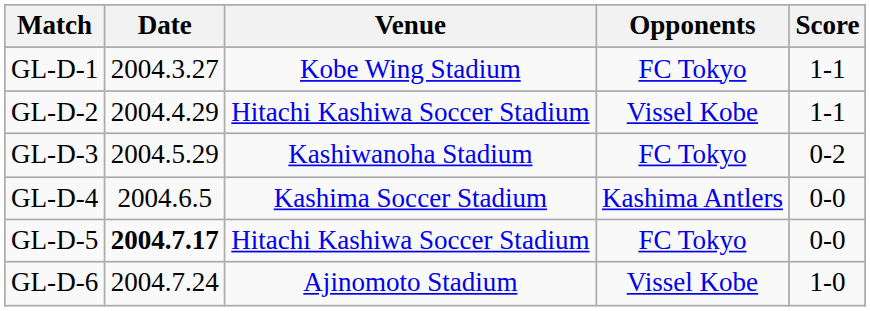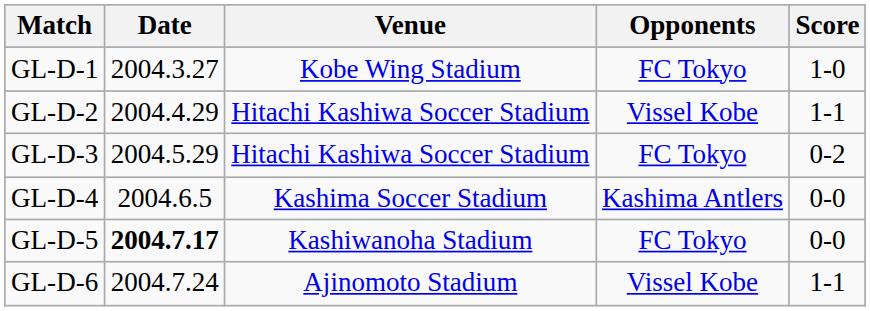(827, 68) 1-1 -> (827, 68) 1-0
(410, 154) Kashiwanoha Stadium -> (410, 154) Hitachi Kashiwa Soccer Stadium
(410, 240) Hitachi Kashiwa Soccer Stadium -> (410, 240) Kashiwanoha Stadium
(827, 283) 1-0 -> (827, 283) 1-1
